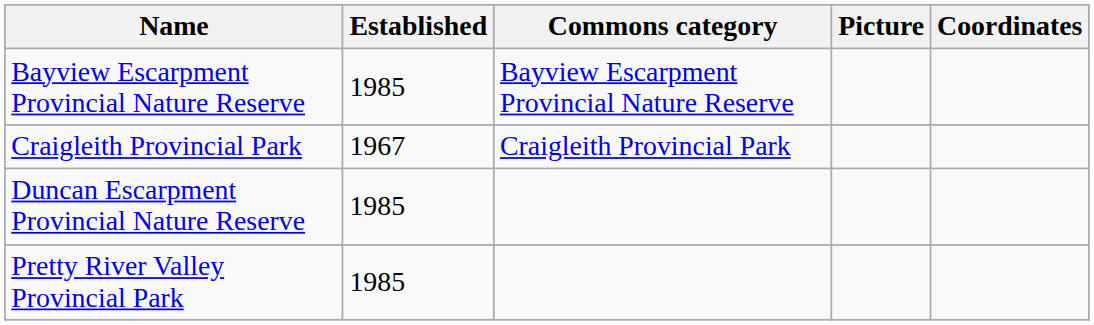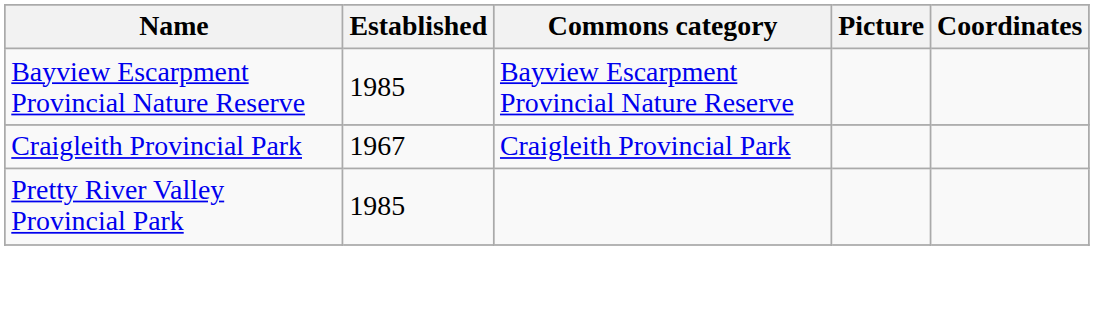- row: (158, 206)
